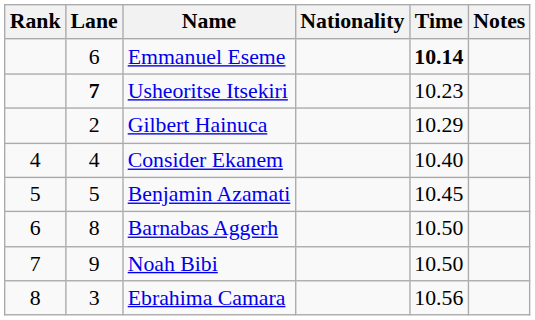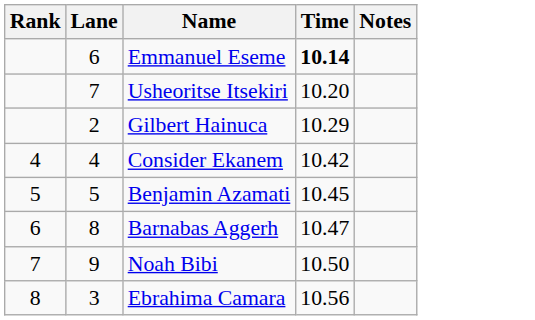- column: (352, 21)
(94, 90) bold -> (94, 90) normal
(439, 90) 10.23 -> (325, 90) 10.20
(439, 159) 10.40 -> (325, 159) 10.42
(439, 228) 10.50 -> (325, 228) 10.47
